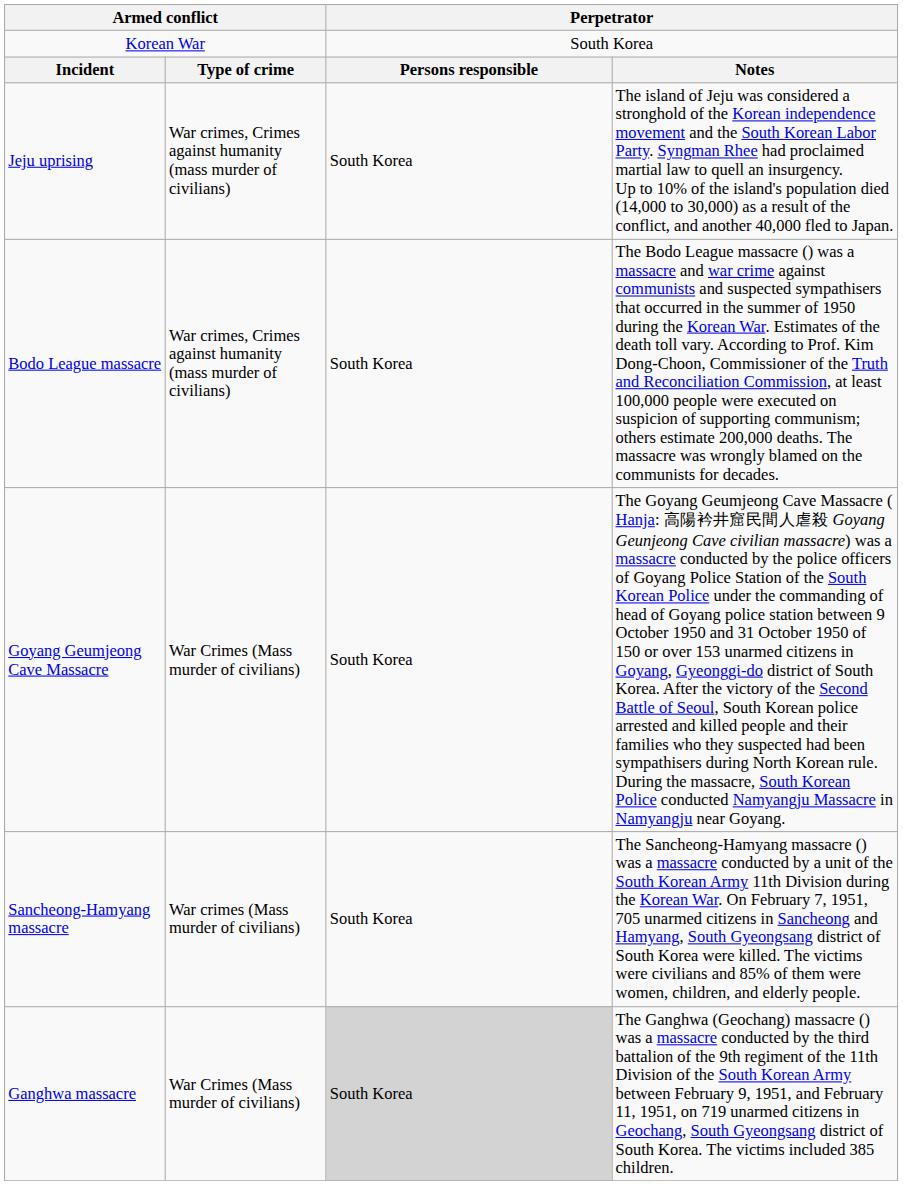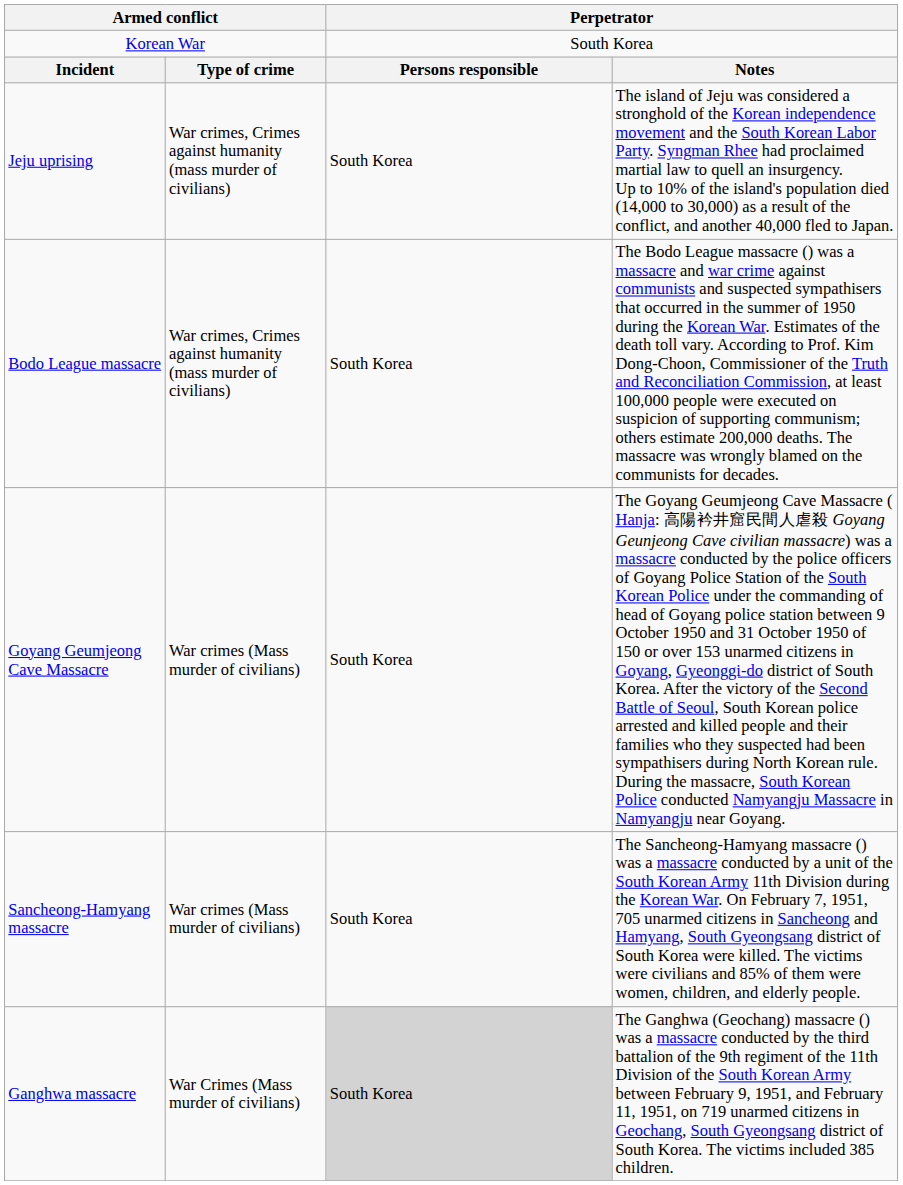(234, 659) War Crimes (Mass murder of civilians) -> (234, 659) War crimes (Mass murder of civilians)
